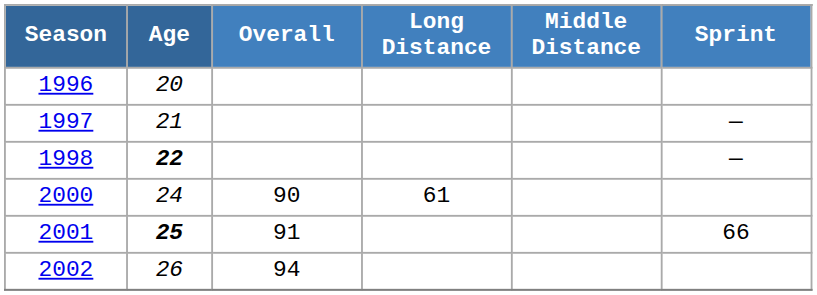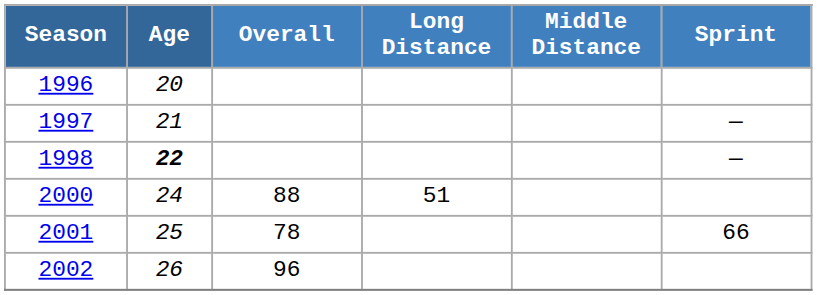(287, 197) 90 -> (287, 197) 88
(436, 197) 61 -> (436, 197) 51
(169, 234) bold -> (169, 234) normal
(287, 234) 91 -> (287, 234) 78
(287, 271) 94 -> (287, 271) 96
